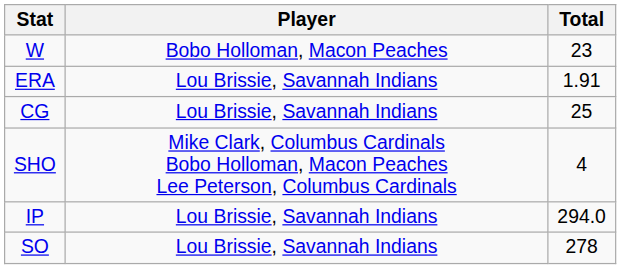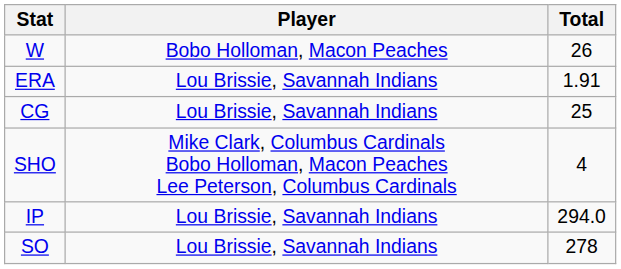(582, 50) 23 -> (582, 50) 26
